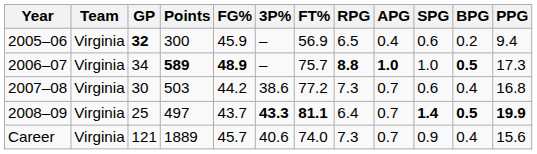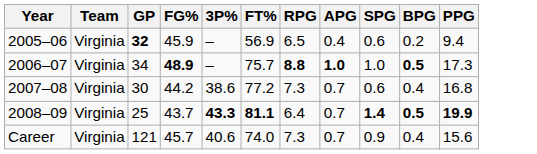- column: (187, 16)
